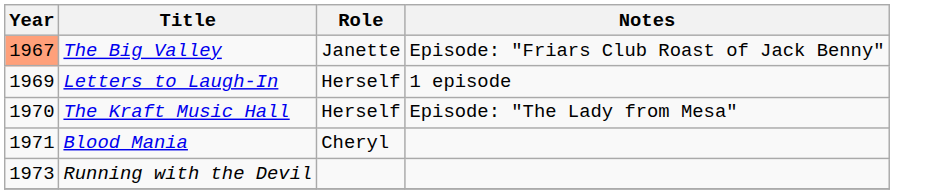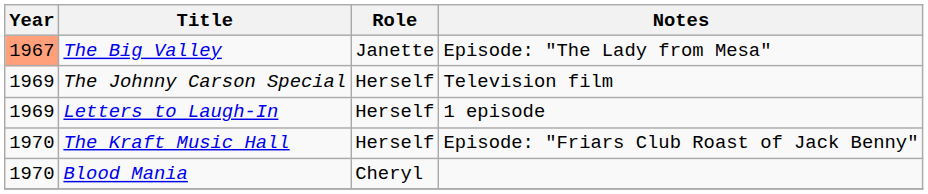(647, 51) Episode: "Friars Club Roast of Jack Benny" -> (607, 51) Episode: "The Lady from Mesa"
+ row: (205, 82)
(573, 112) Episode: "The Lady from Mesa" -> (681, 143) Episode: "Friars Club Roast of Jack Benny"
(32, 143) 1971 -> (32, 174) 1970
- row: (188, 174)
